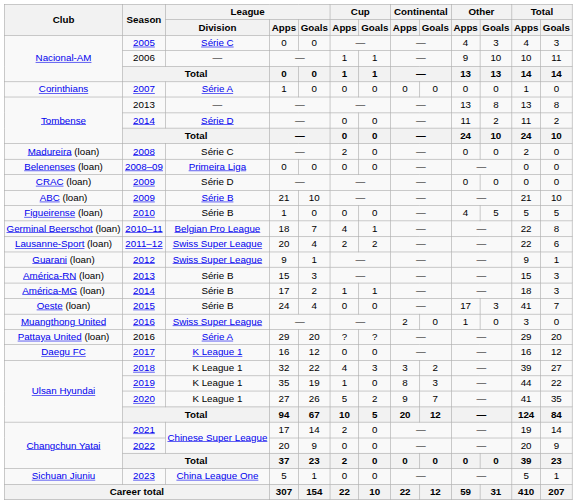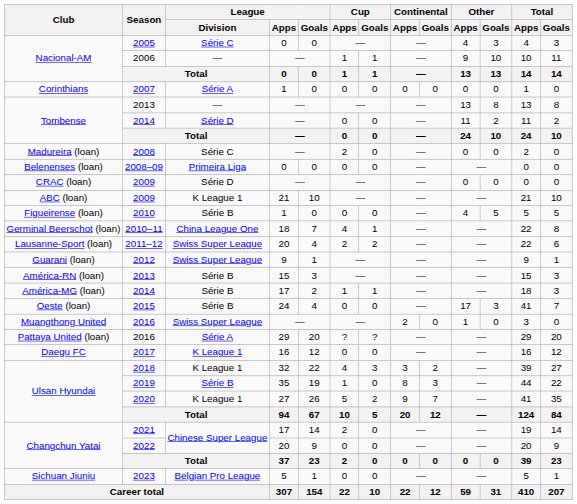(217, 197) Série B -> (217, 197) K League 1
(217, 228) Belgian Pro League -> (217, 228) China League One
(217, 383) K League 1 -> (217, 383) Série B
(217, 476) China League One -> (217, 476) Belgian Pro League
